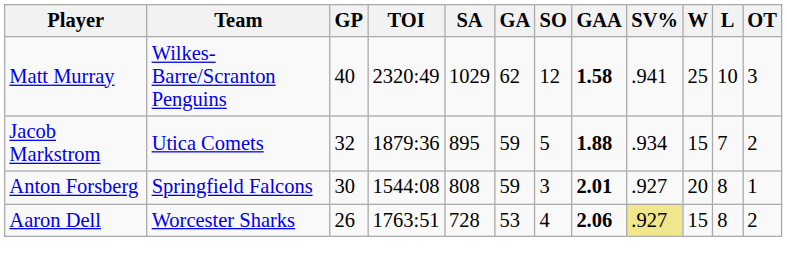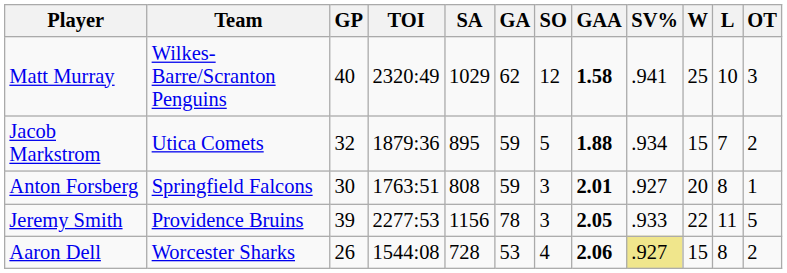(406, 187) 1544:08 -> (406, 187) 1763:51
+ row: (66, 219)
(406, 219) 1763:51 -> (406, 252) 1544:08
